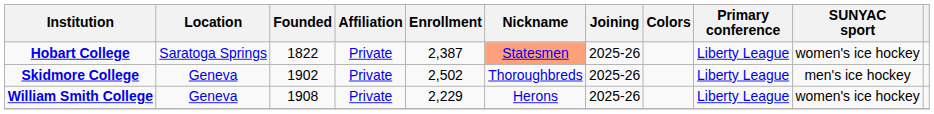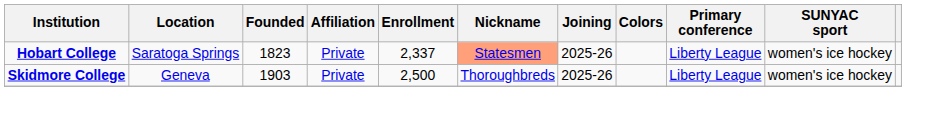(303, 53) 1822 -> (275, 53) 1823
(445, 53) 2,387 -> (418, 53) 2,337
(303, 75) 1902 -> (275, 75) 1903
(445, 75) 2,502 -> (418, 75) 2,500
(858, 75) men's ice hockey -> (830, 75) women's ice hockey
- row: (80, 97)
